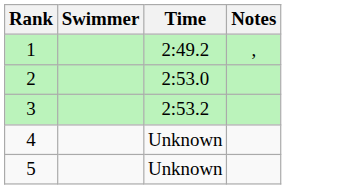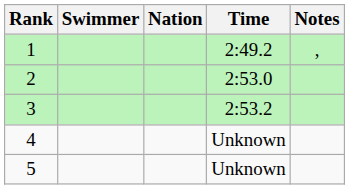+ column: (175, 19)
